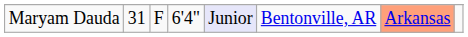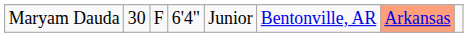(137, 18) 31 -> (137, 18) 30
(230, 18) lavender background -> (230, 18) no background
